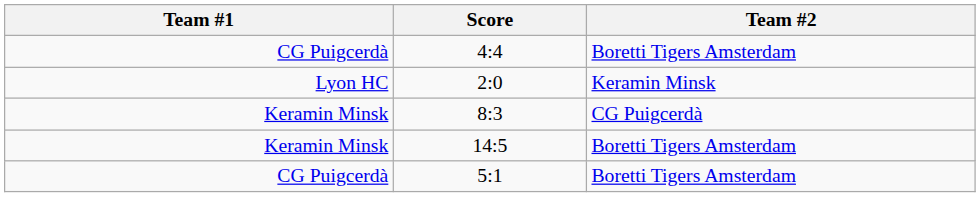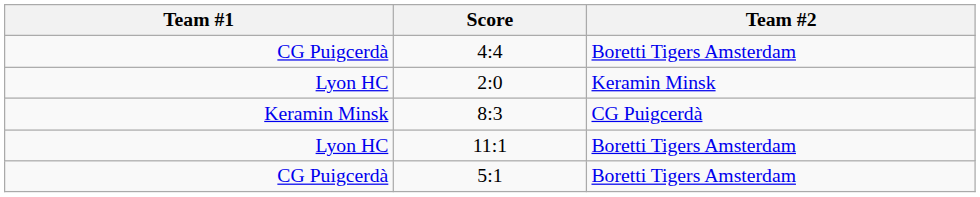+ row: (490, 144)
- row: (490, 144)
